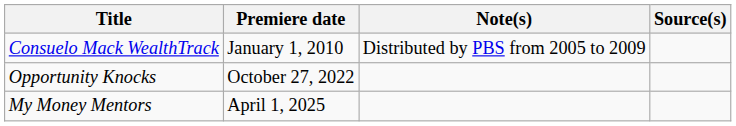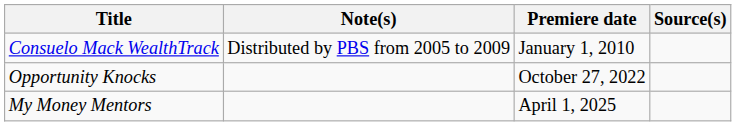columns swapped: (291, 18) <-> (504, 18)
